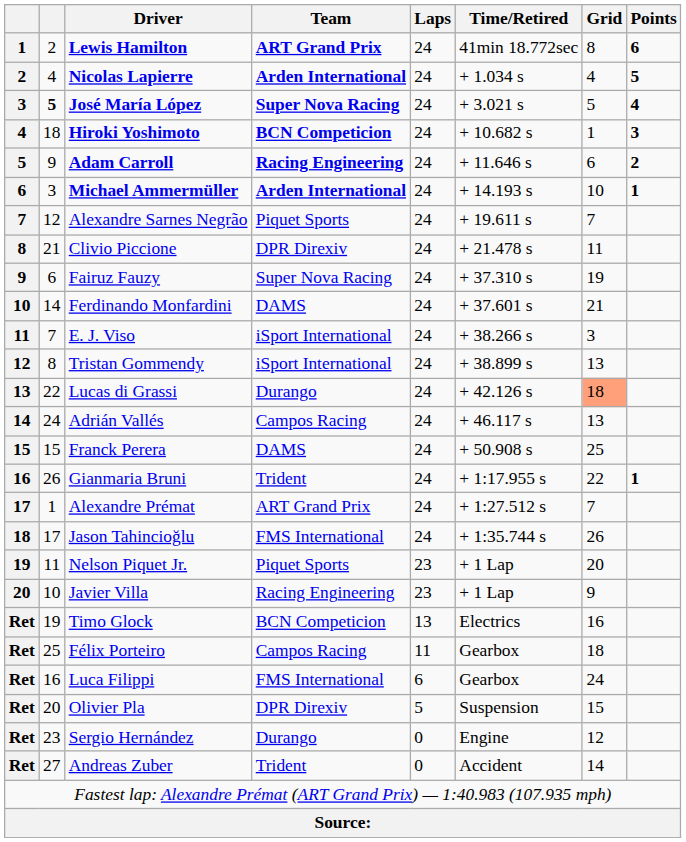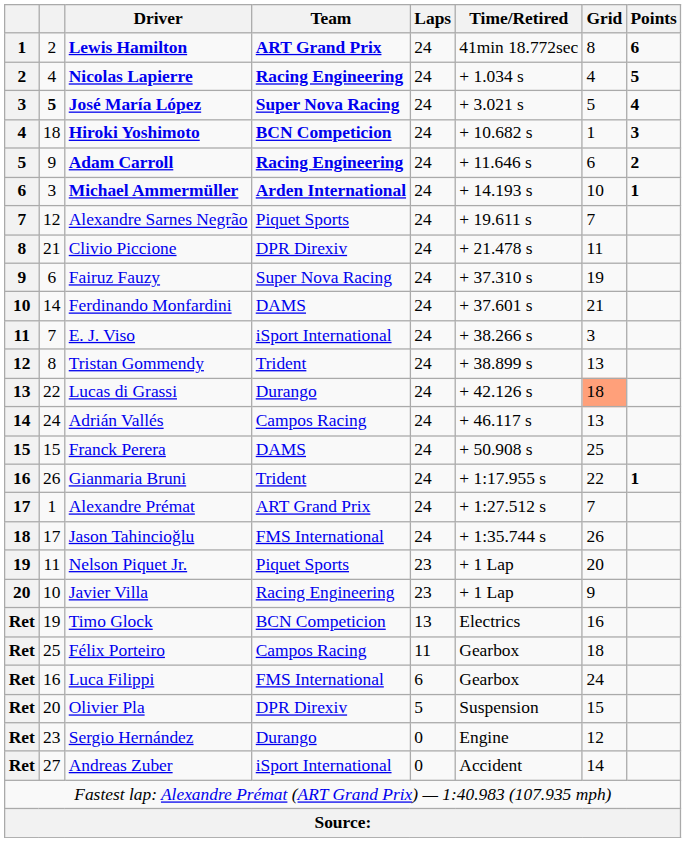(331, 75) Arden International -> (329, 75) Racing Engineering
(324, 363) iSport International -> (281, 363) Trident
(281, 765) Trident -> (324, 765) iSport International
